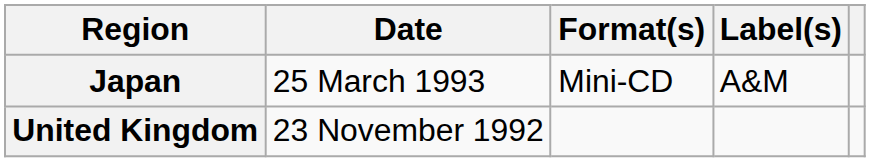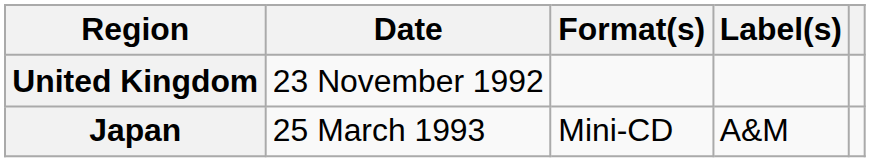rows swapped: (135, 130) <-> (135, 80)
